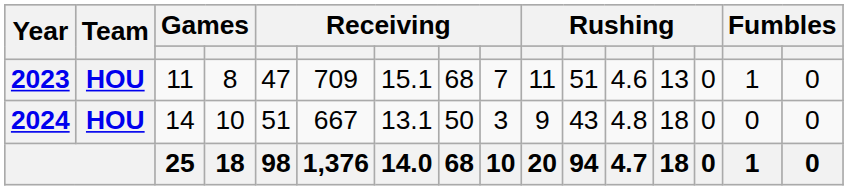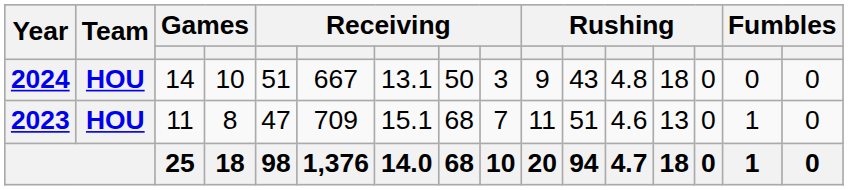rows swapped: (40, 79) <-> (40, 121)
